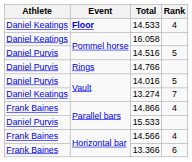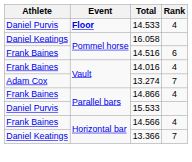(37, 26) Daniel Keatings -> (32, 26) Daniel Purvis
(32, 53) Daniel Purvis -> (32, 53) Frank Baines
(174, 53) 5 -> (174, 53) 6
- row: (146, 67)
(32, 81) Daniel Purvis -> (32, 67) Frank Baines
(174, 81) 5 -> (174, 67) 4
(37, 95) Daniel Keatings -> (27, 81) Adam Cox
(32, 150) Frank Baines -> (37, 137) Daniel Keatings
(174, 150) 6 -> (174, 137) 7
